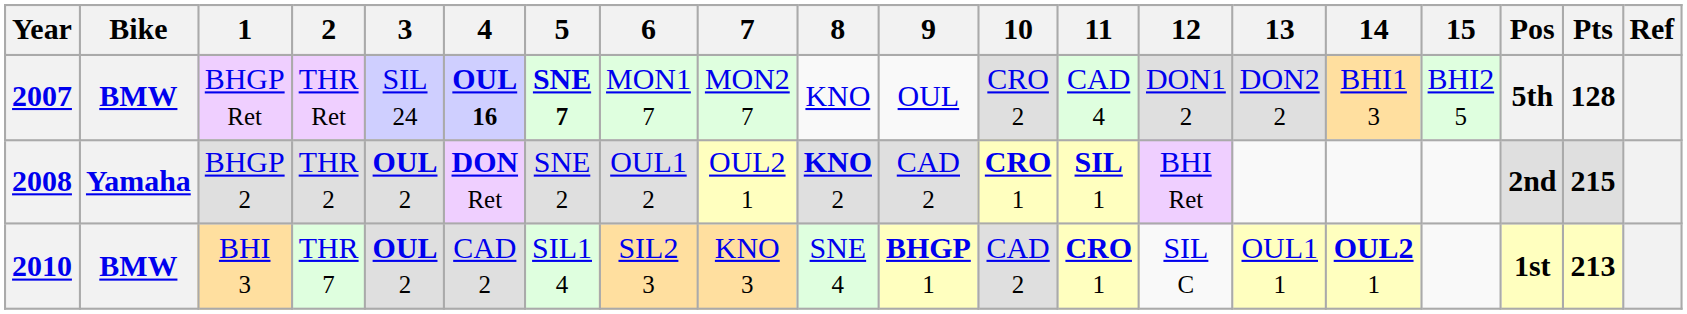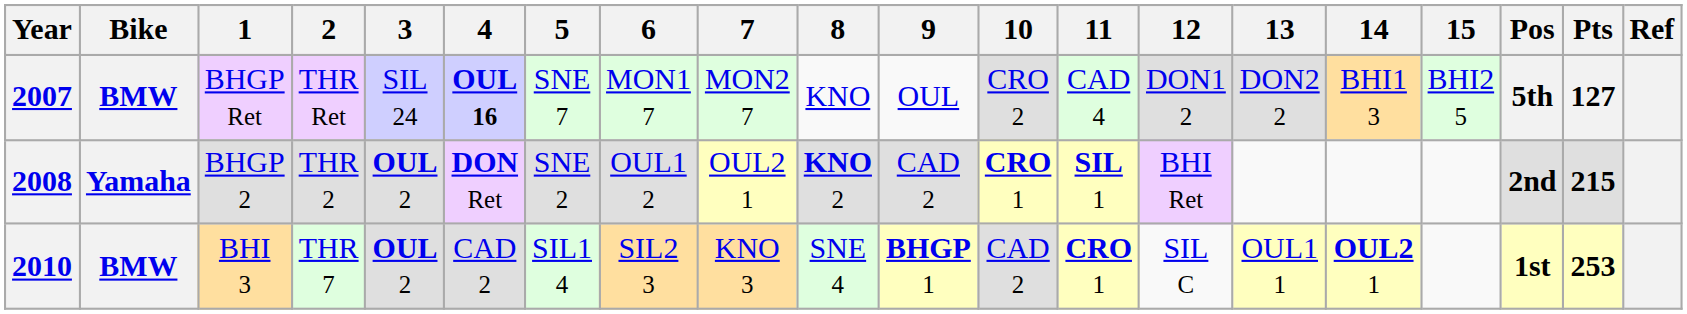(562, 96) bold -> (562, 96) normal
(1593, 96) 128 -> (1593, 96) 127
(1593, 266) 213 -> (1593, 266) 253
